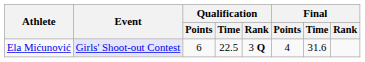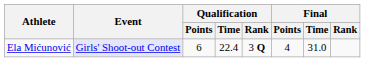(229, 48) 22.5 -> (229, 48) 22.4
(317, 48) 31.6 -> (317, 48) 31.0
